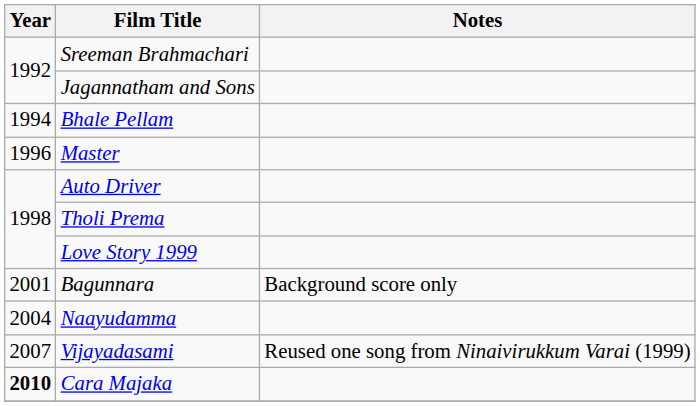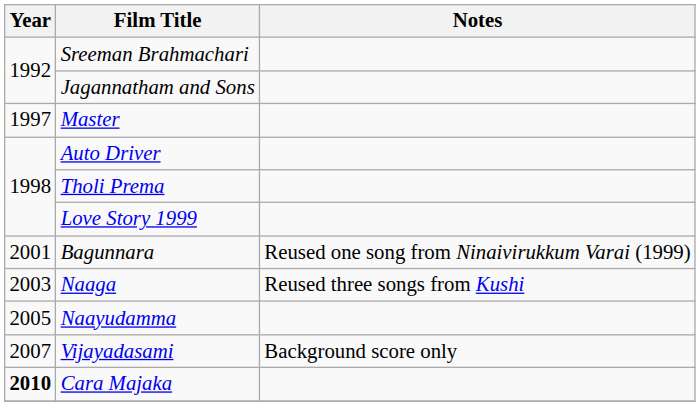- row: (117, 119)
(30, 152) 1996 -> (30, 119) 1997
(361, 284) Background score only -> (478, 251) Reused one song from Ninaivirukkum Varai (1999)
+ row: (88, 284)
(30, 317) 2004 -> (30, 317) 2005
(478, 350) Reused one song from Ninaivirukkum Varai (1999) -> (361, 350) Background score only
